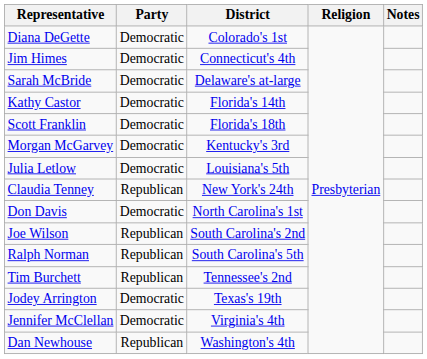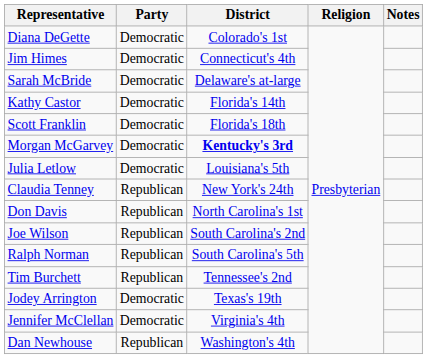(248, 146) normal -> (248, 146) bold
(152, 211) Democratic -> (152, 211) Republican
